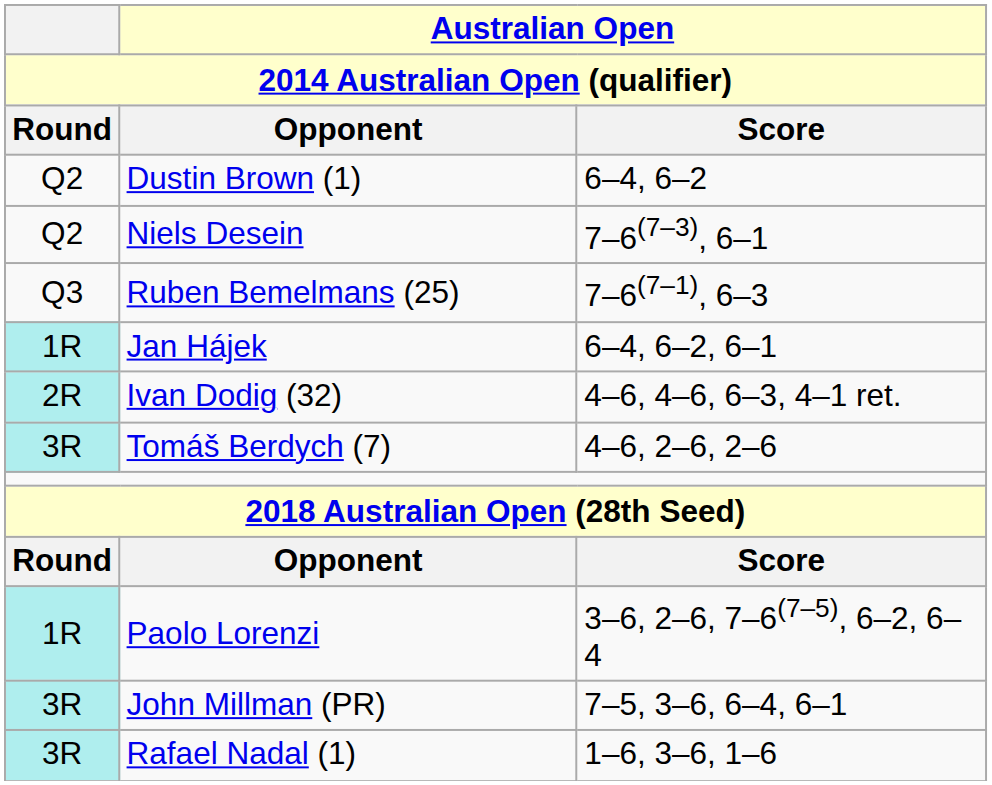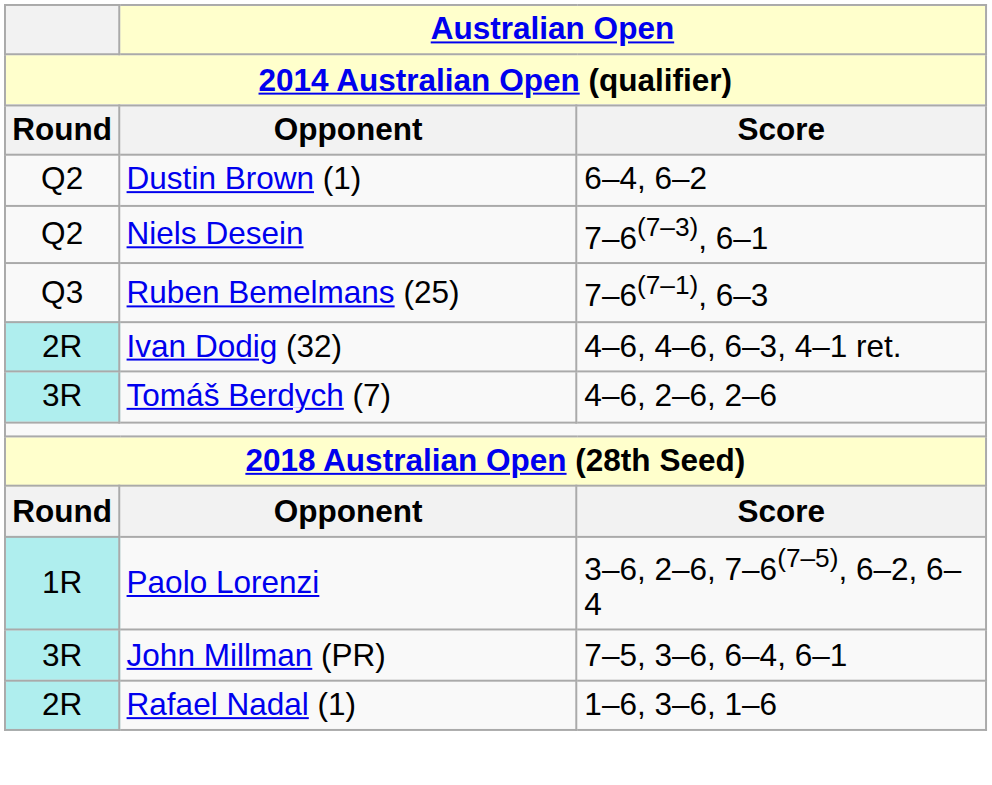- row: (197, 346)
(62, 754) 3R -> (62, 704) 2R
